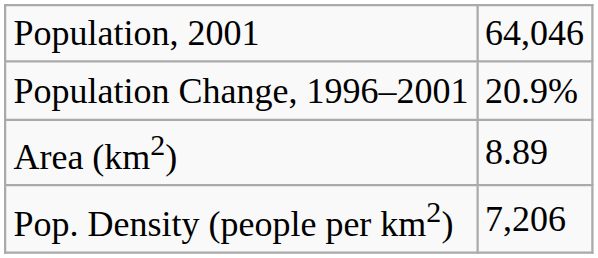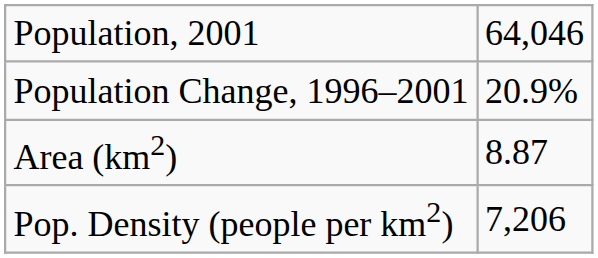(517, 152) 8.89 -> (517, 152) 8.87
